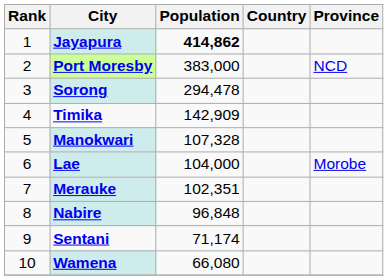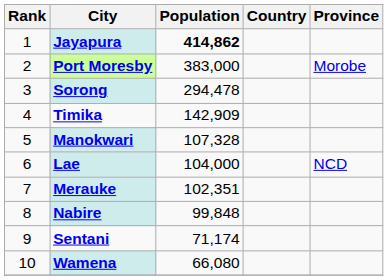(330, 66) NCD -> (340, 66) Morobe
(340, 164) Morobe -> (330, 164) NCD
(216, 213) 96,848 -> (216, 213) 99,848
